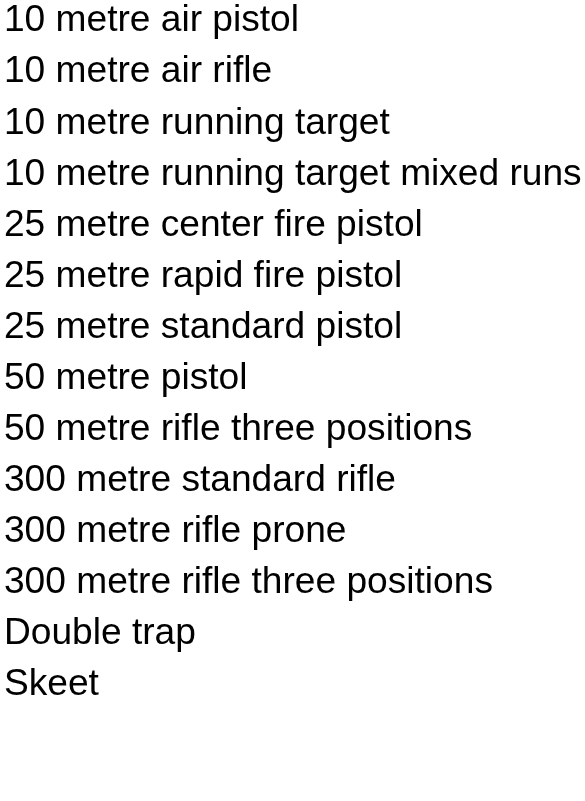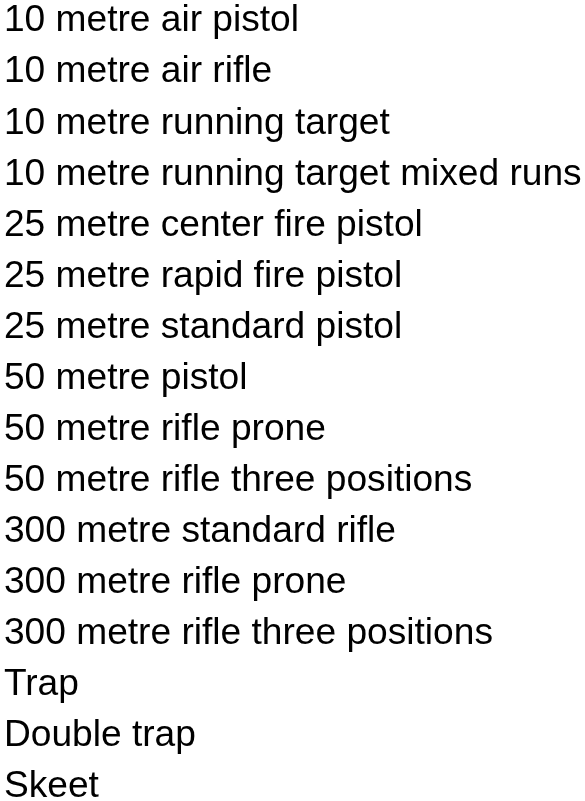+ row: (165, 427)
+ row: (41, 682)
